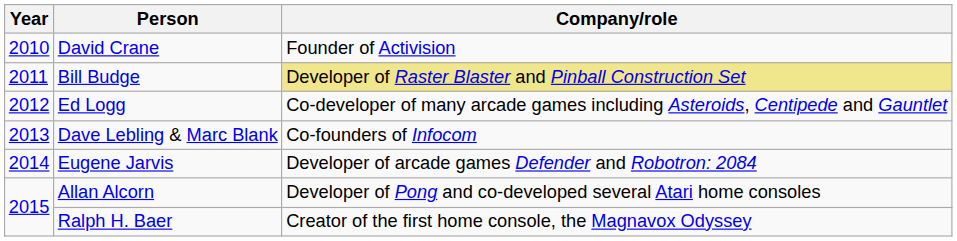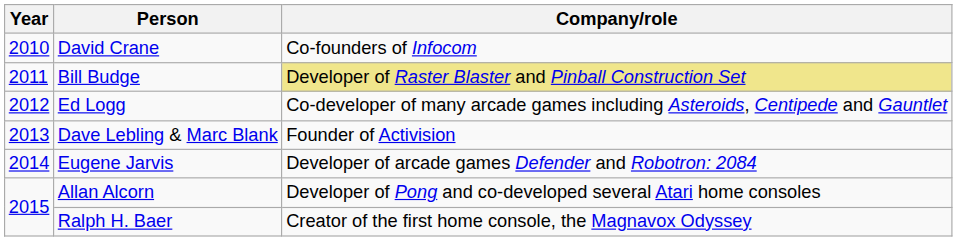(371, 47) Founder of Activision -> (381, 47) Co-founders of Infocom
(381, 134) Co-founders of Infocom -> (371, 134) Founder of Activision
